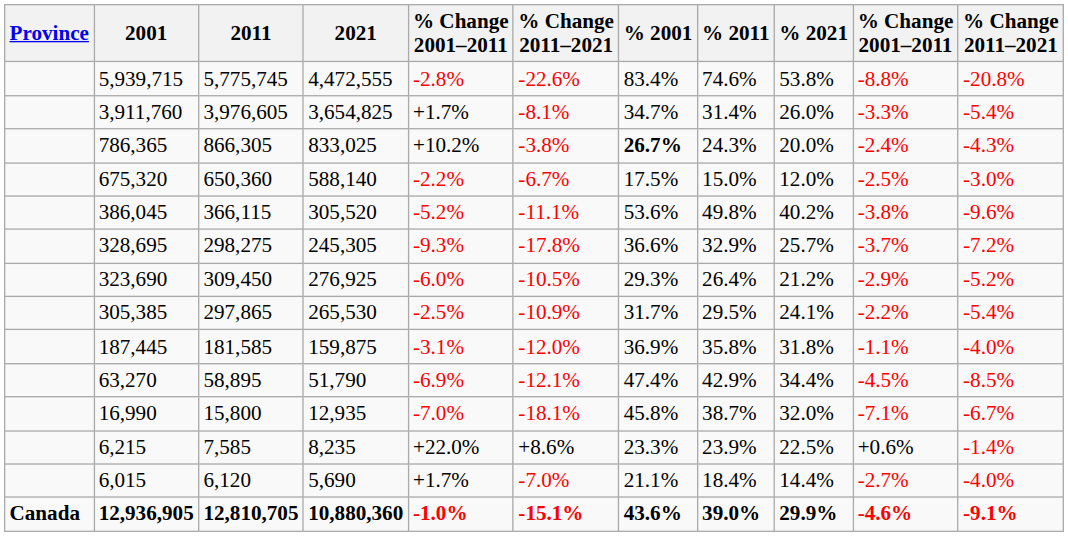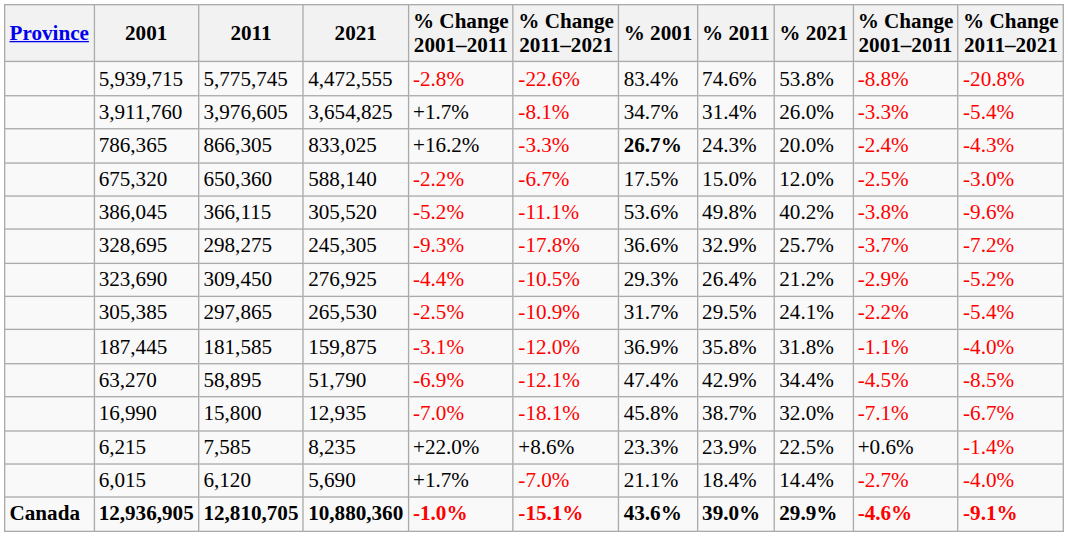(446, 145) +10.2% -> (446, 145) +16.2%
(544, 145) -3.8% -> (544, 145) -3.3%
(438, 279) -6.0% -> (438, 279) -4.4%
